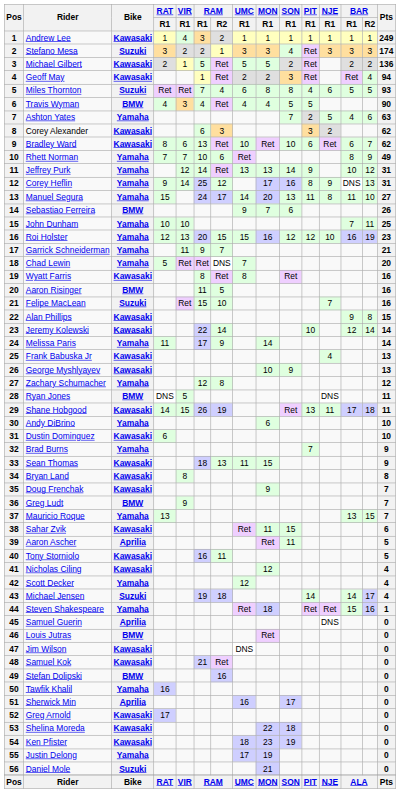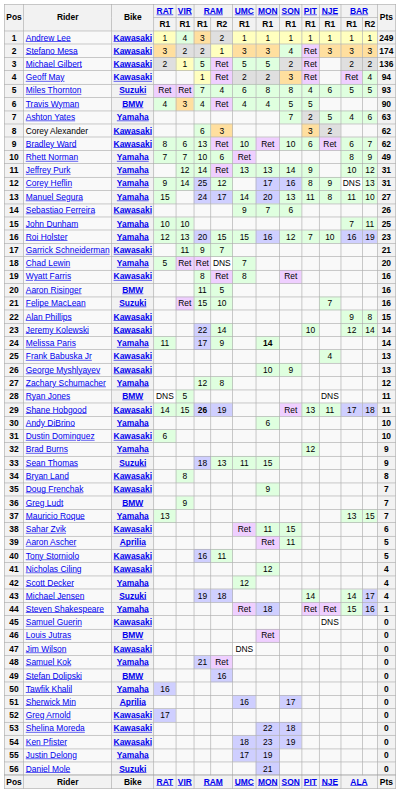(133, 50) Suzuki -> (133, 50) Kawasaki
(133, 210) BMW -> (133, 210) Kawasaki
(310, 237) 12 -> (310, 237) 7
(133, 250) Yamaha -> (133, 250) Kawasaki
(268, 343) normal -> (268, 343) bold
(202, 409) normal -> (202, 409) bold
(310, 449) 7 -> (310, 449) 12
(133, 462) Kawasaki -> (133, 462) Suzuki
(133, 622) Aprilia -> (133, 622) Kawasaki
(133, 662) Kawasaki -> (133, 662) Yamaha
